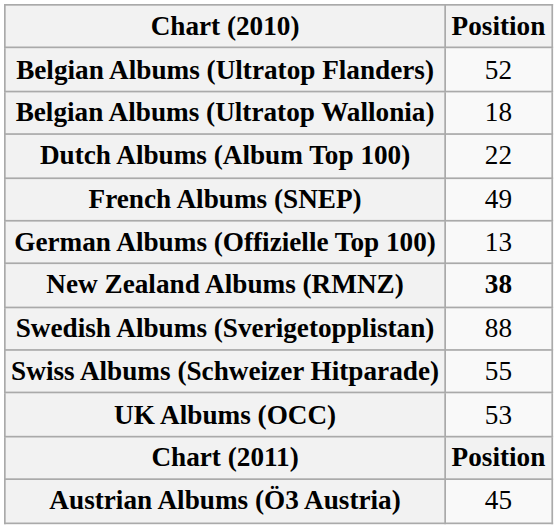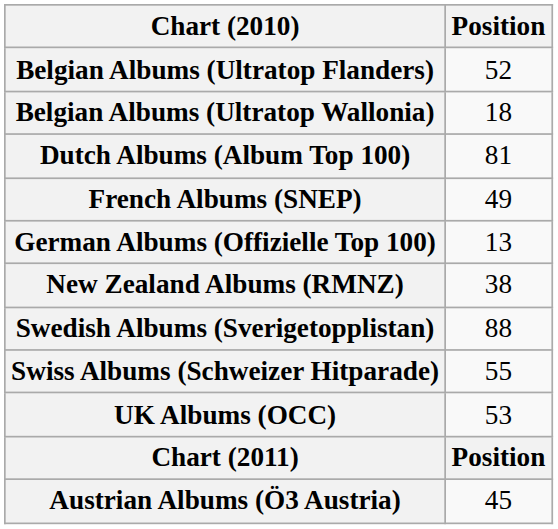(498, 155) 22 -> (498, 155) 81
(498, 284) bold -> (498, 284) normal
